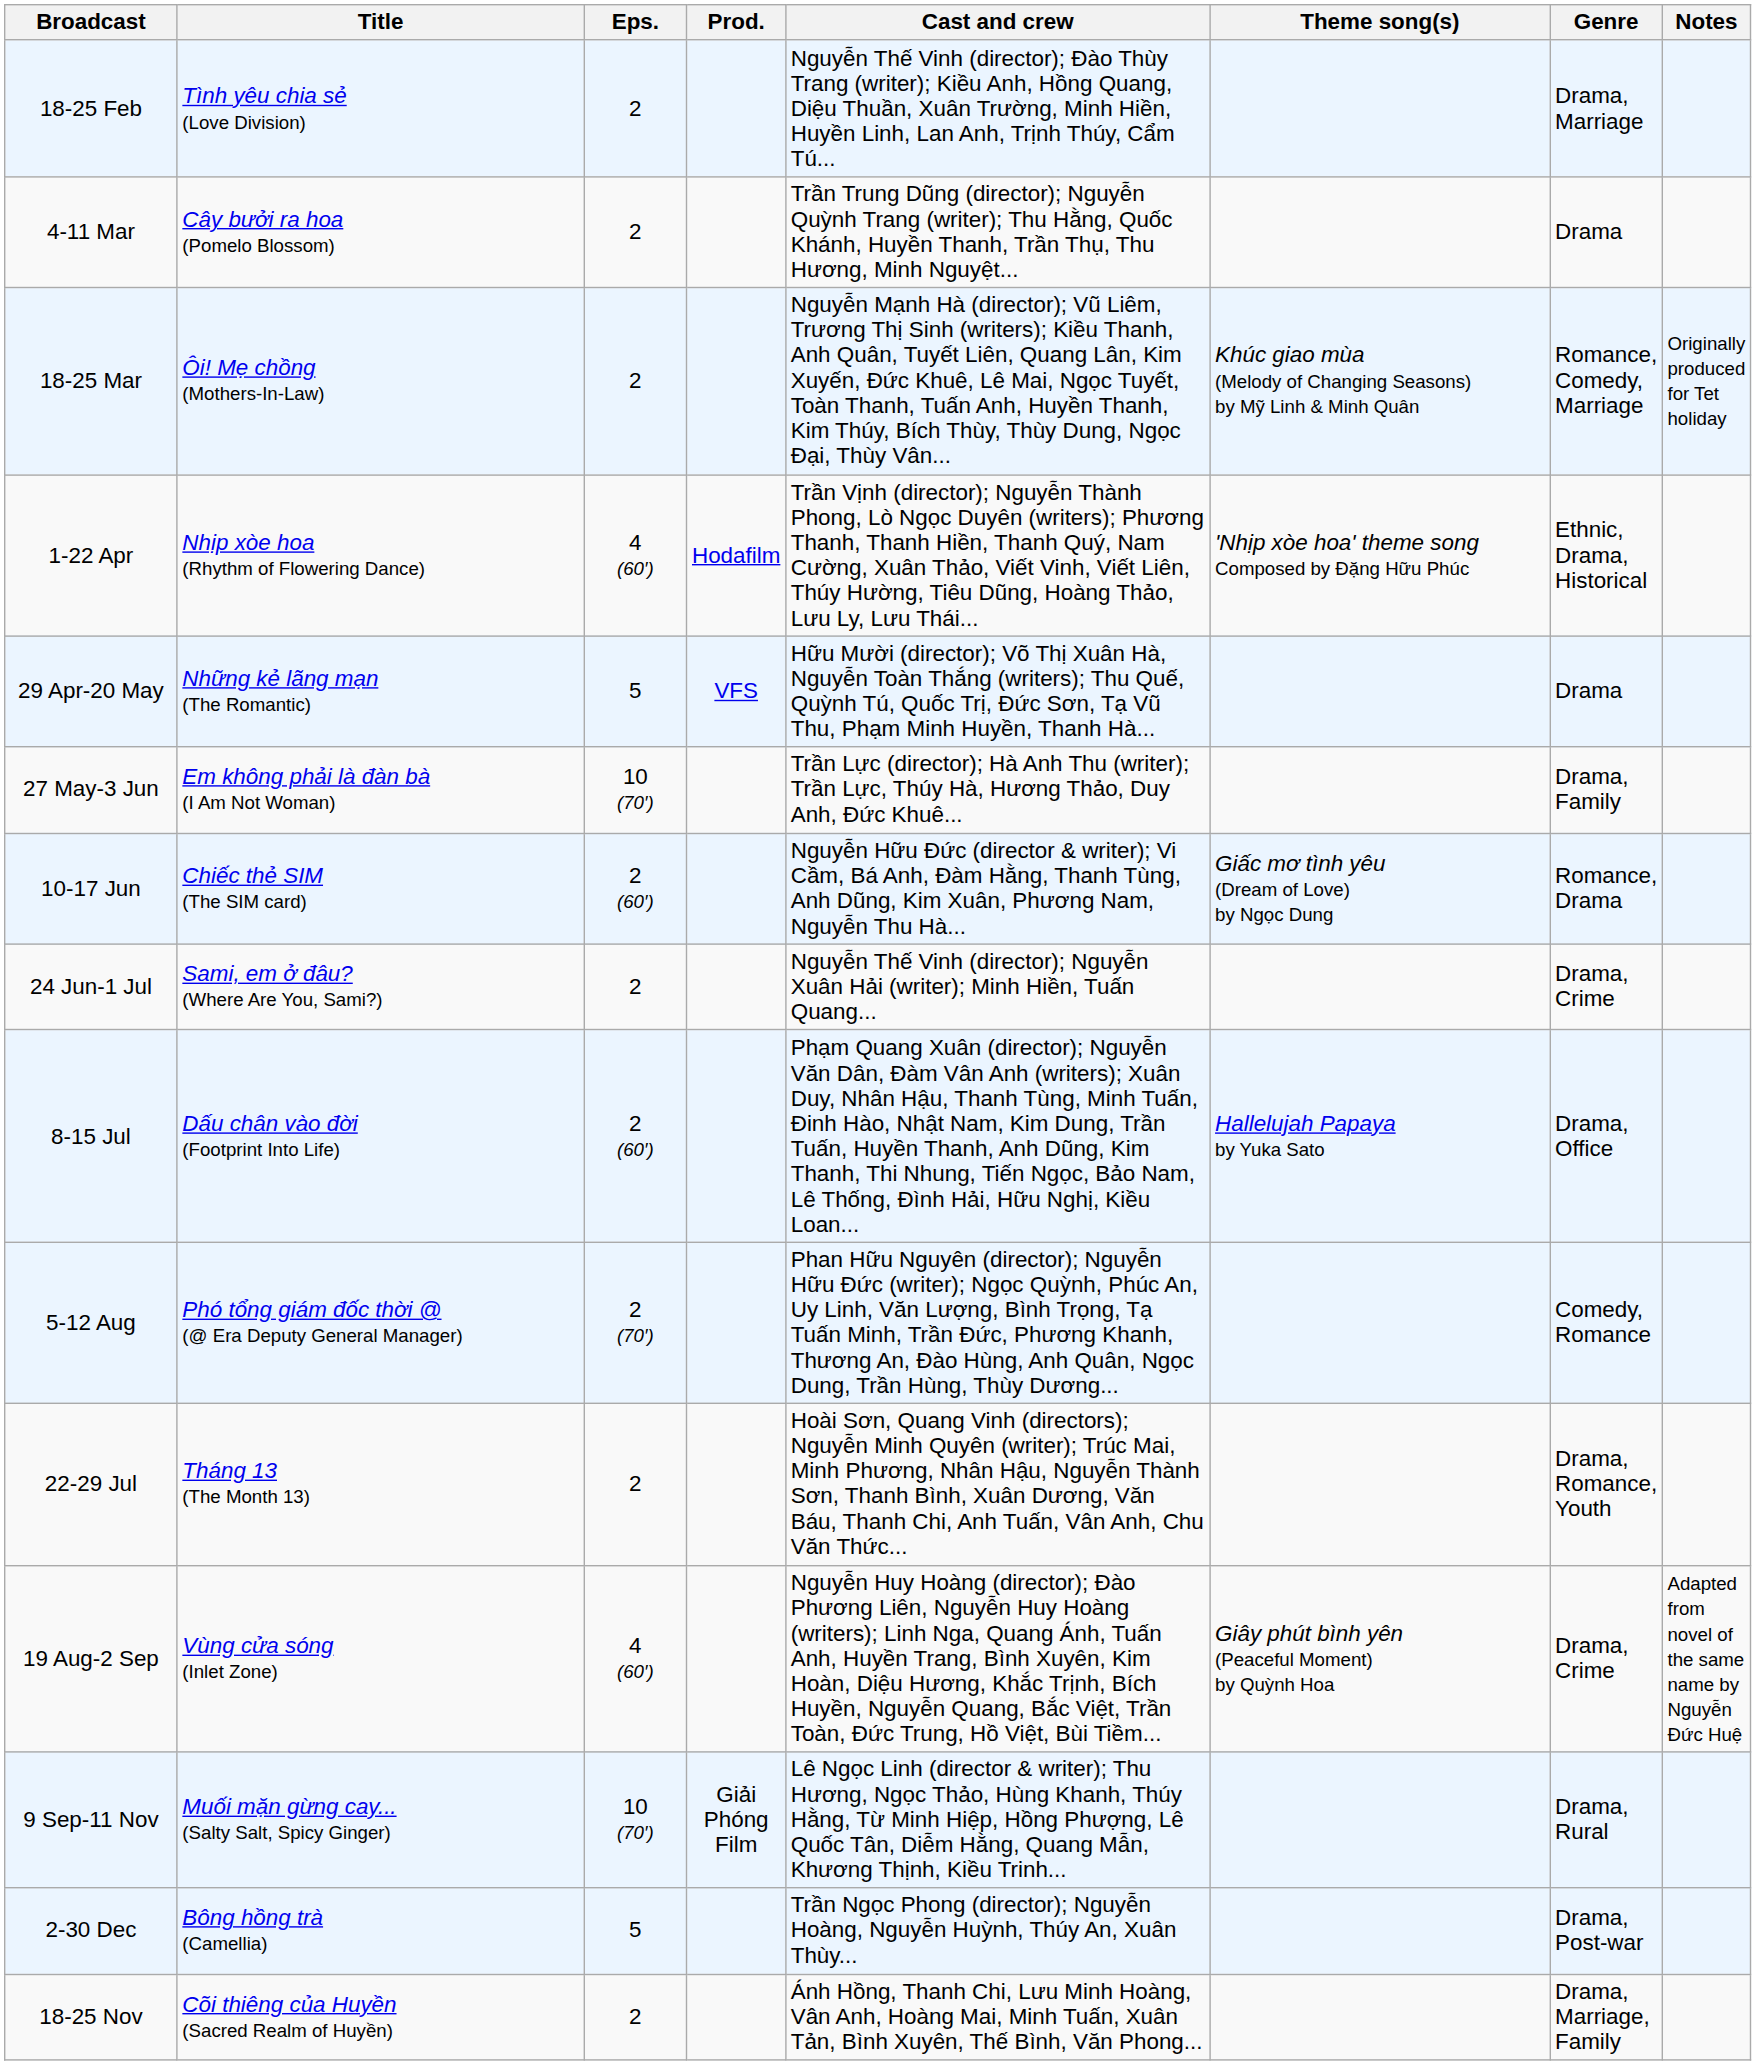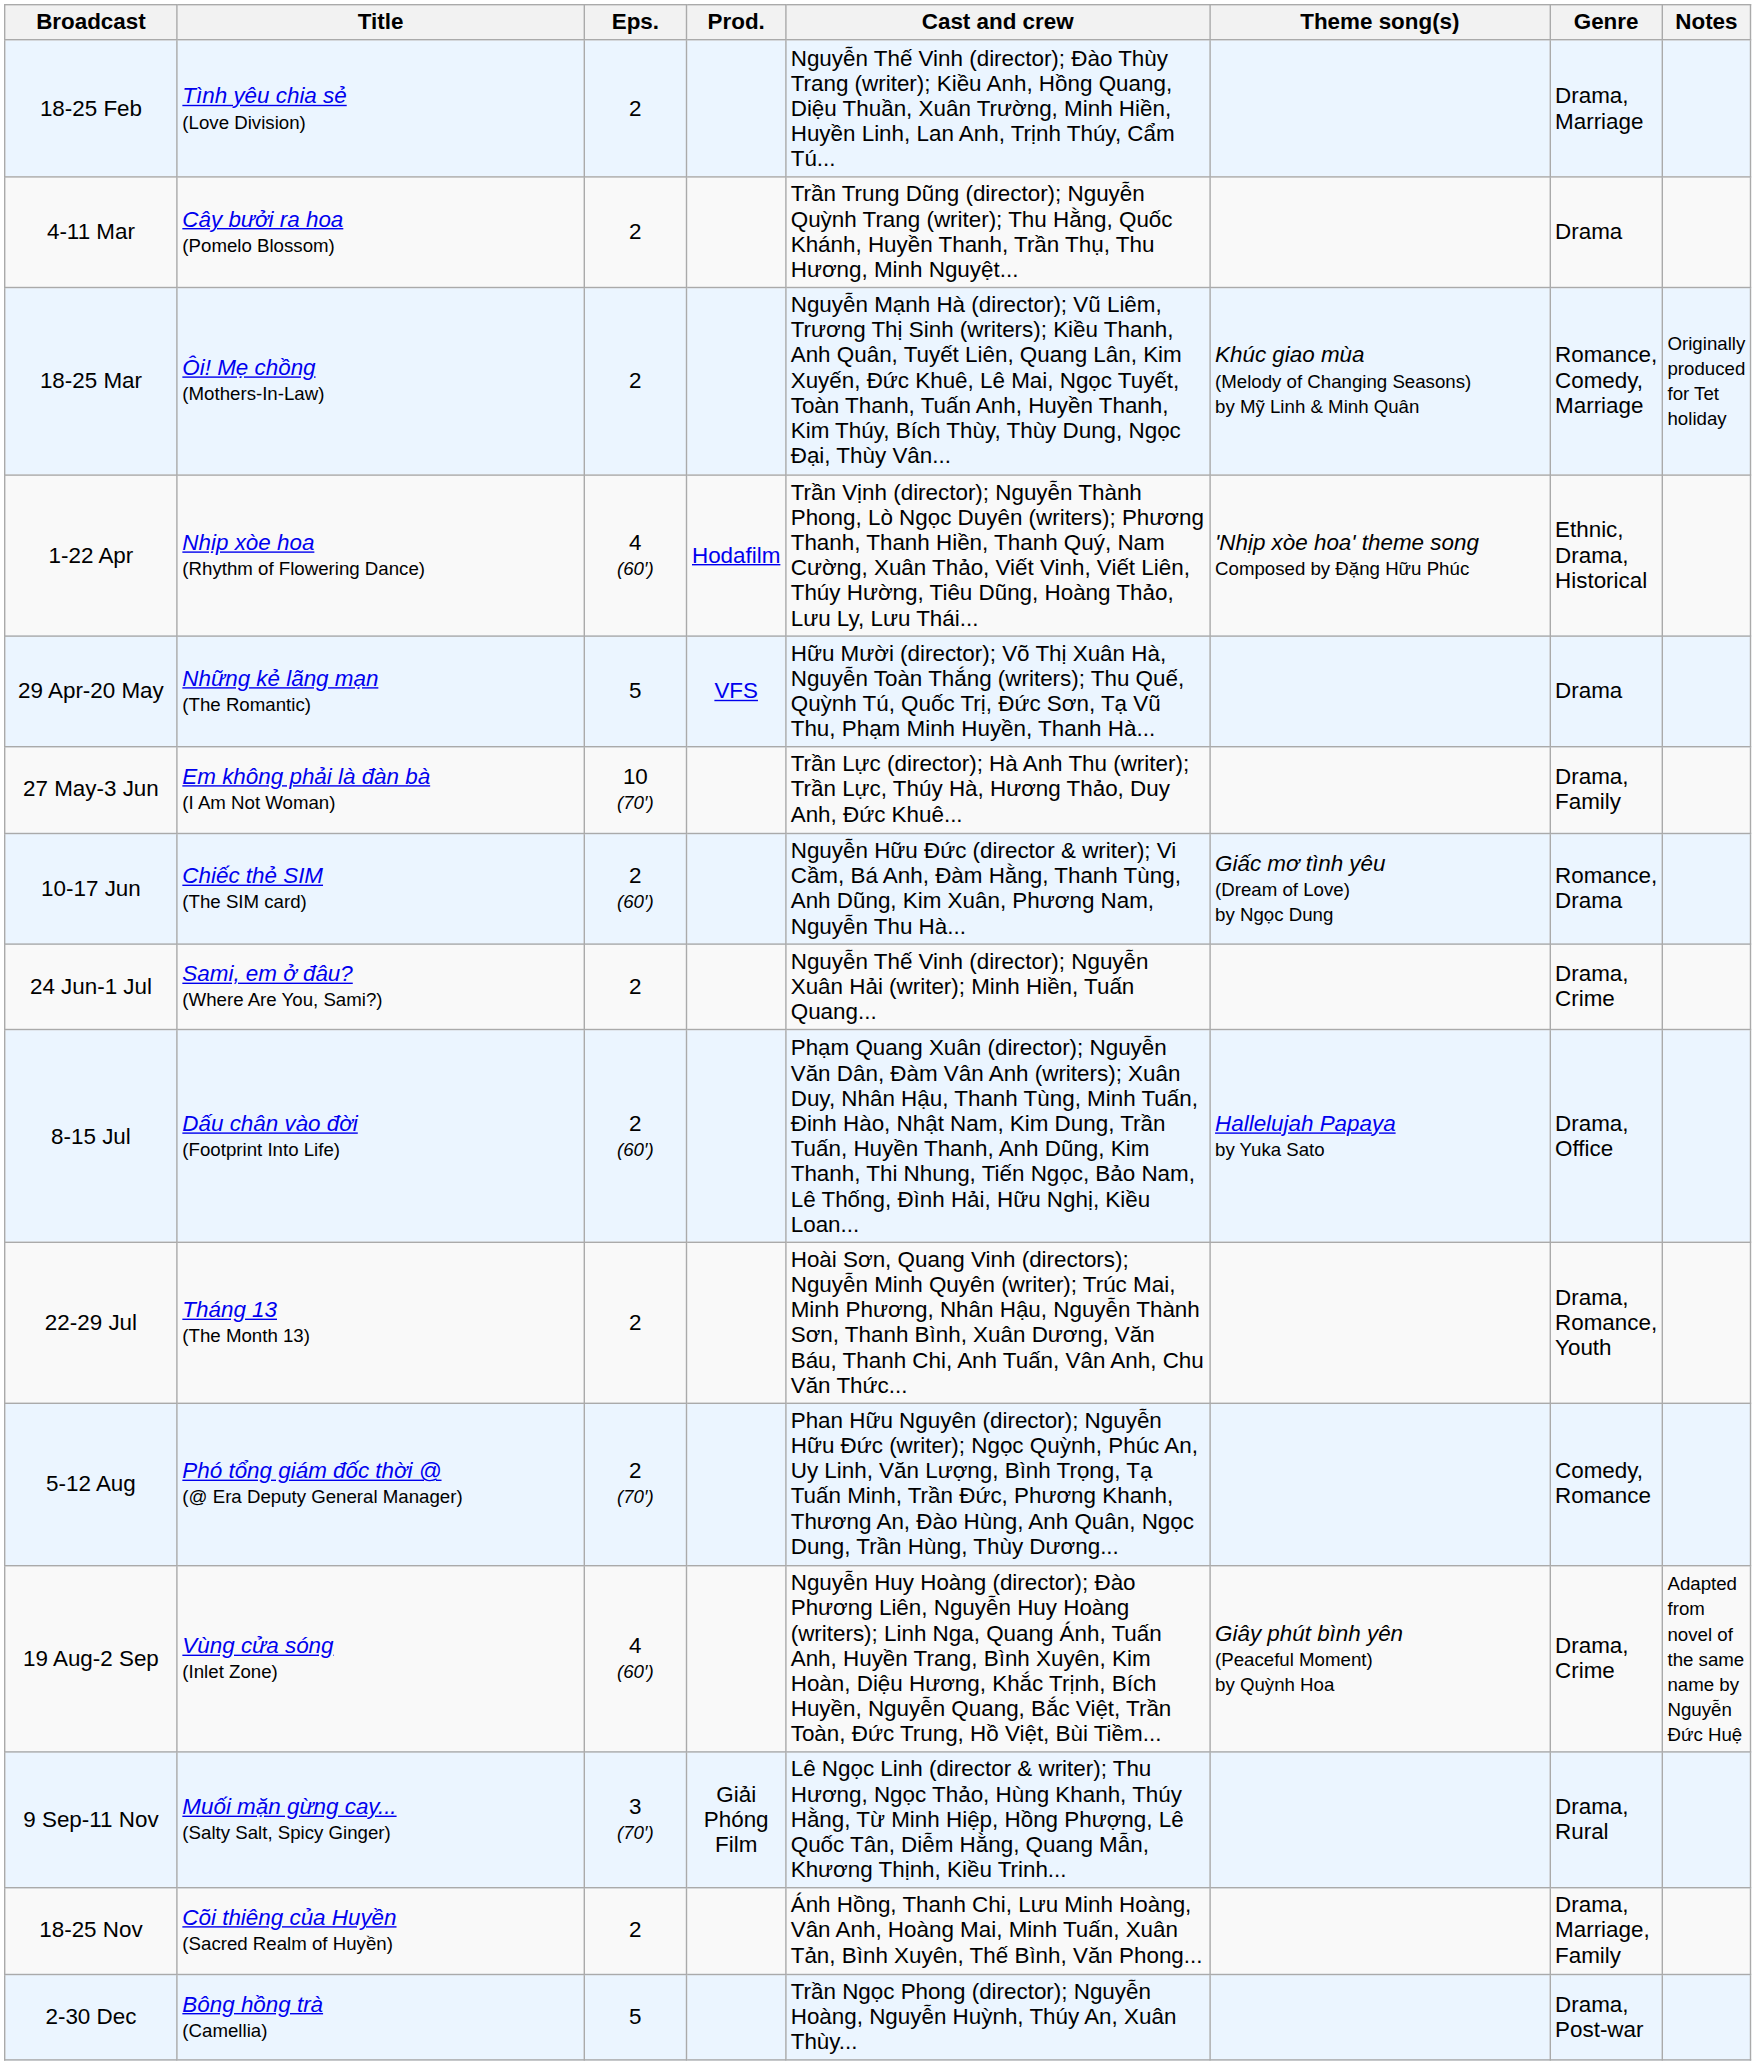rows swapped: (91, 1484) <-> (91, 1322)
(635, 1819) 10 (70′) -> (635, 1819) 3 (70′)
rows swapped: (91, 2016) <-> (91, 1930)
